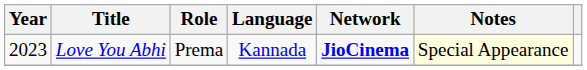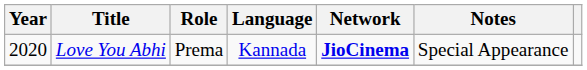(28, 49) 2023 -> (28, 49) 2020
(493, 49) lightyellow background -> (493, 49) no background
